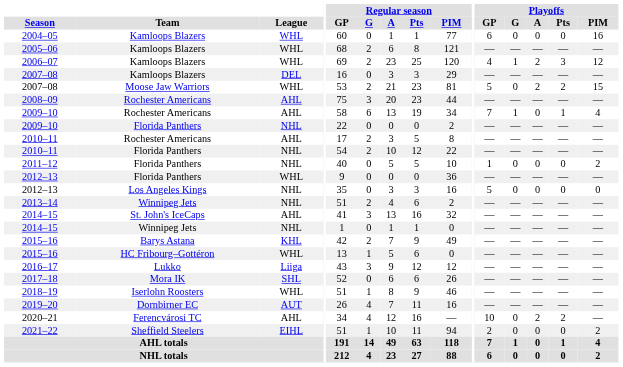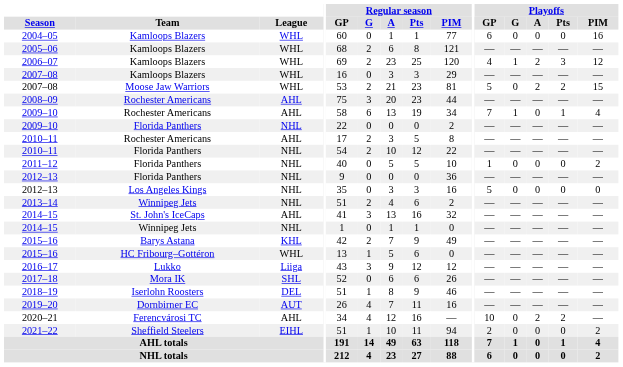(291, 74) DEL -> (291, 74) WHL
(291, 176) WHL -> (291, 176) NHL
(291, 292) WHL -> (291, 292) DEL
